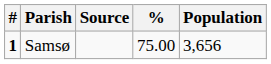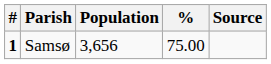columns swapped: (223, 17) <-> (104, 17)
